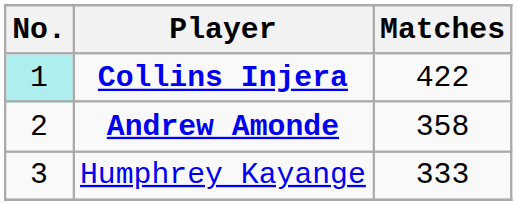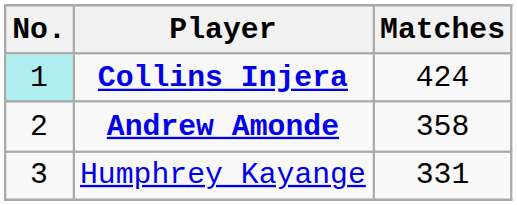(443, 78) 422 -> (443, 78) 424
(443, 175) 333 -> (443, 175) 331
